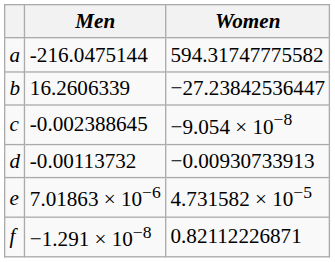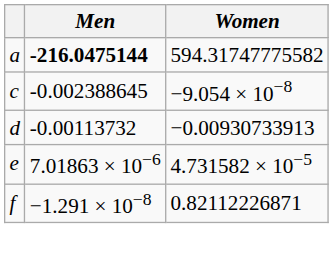(89, 54) normal -> (89, 54) bold
- row: (15, 88)
